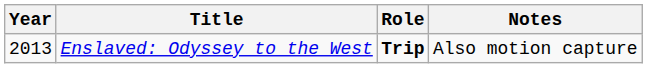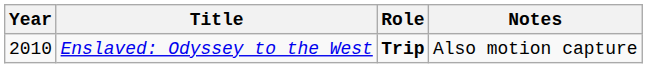(31, 49) 2013 -> (31, 49) 2010
